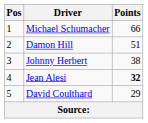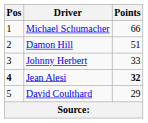(136, 61) 38 -> (136, 61) 33
(9, 77) normal -> (9, 77) bold
